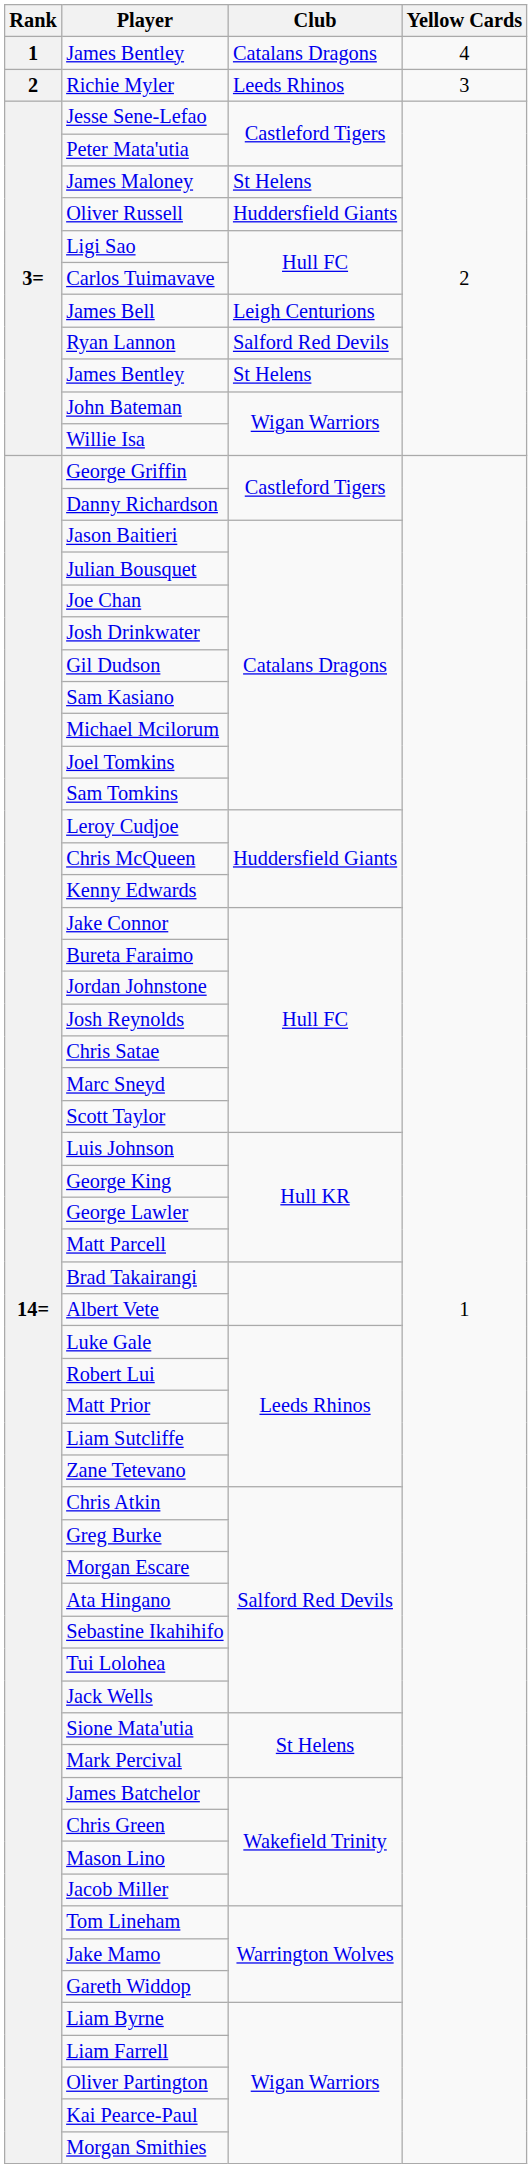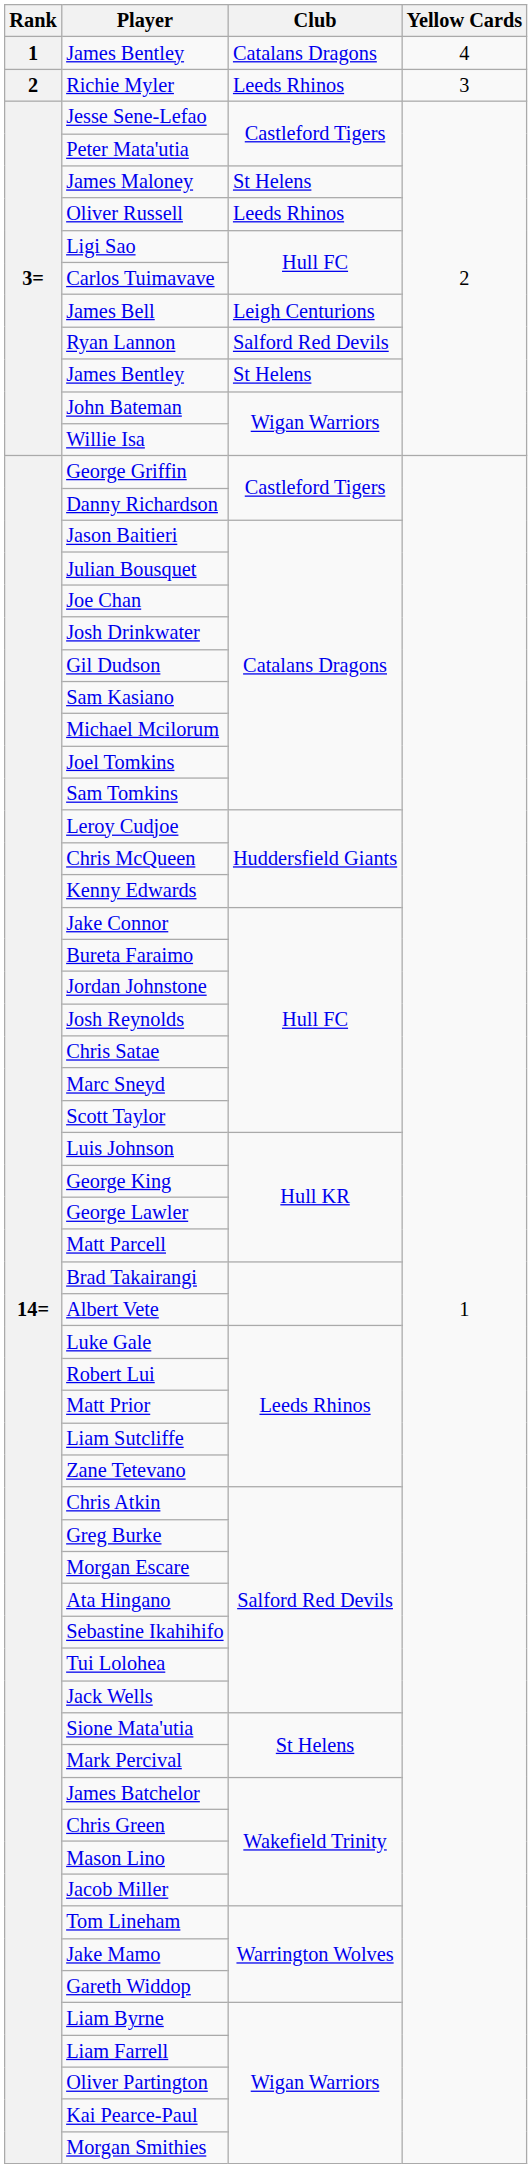(315, 213) Huddersfield Giants -> (289, 213) Leeds Rhinos
